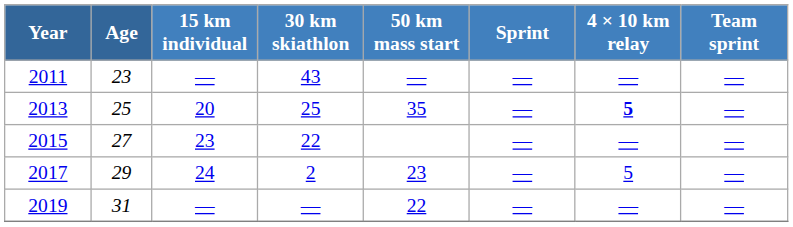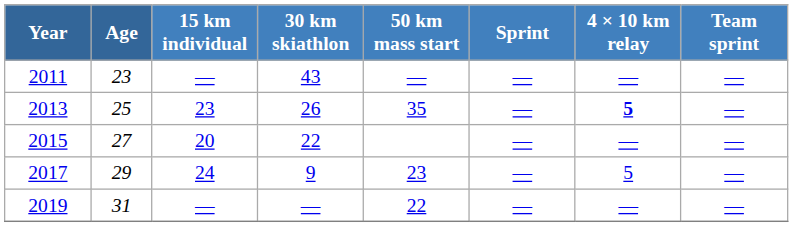(205, 108) 20 -> (205, 108) 23
(311, 108) 25 -> (311, 108) 26
(205, 141) 23 -> (205, 141) 20
(311, 173) 2 -> (311, 173) 9
